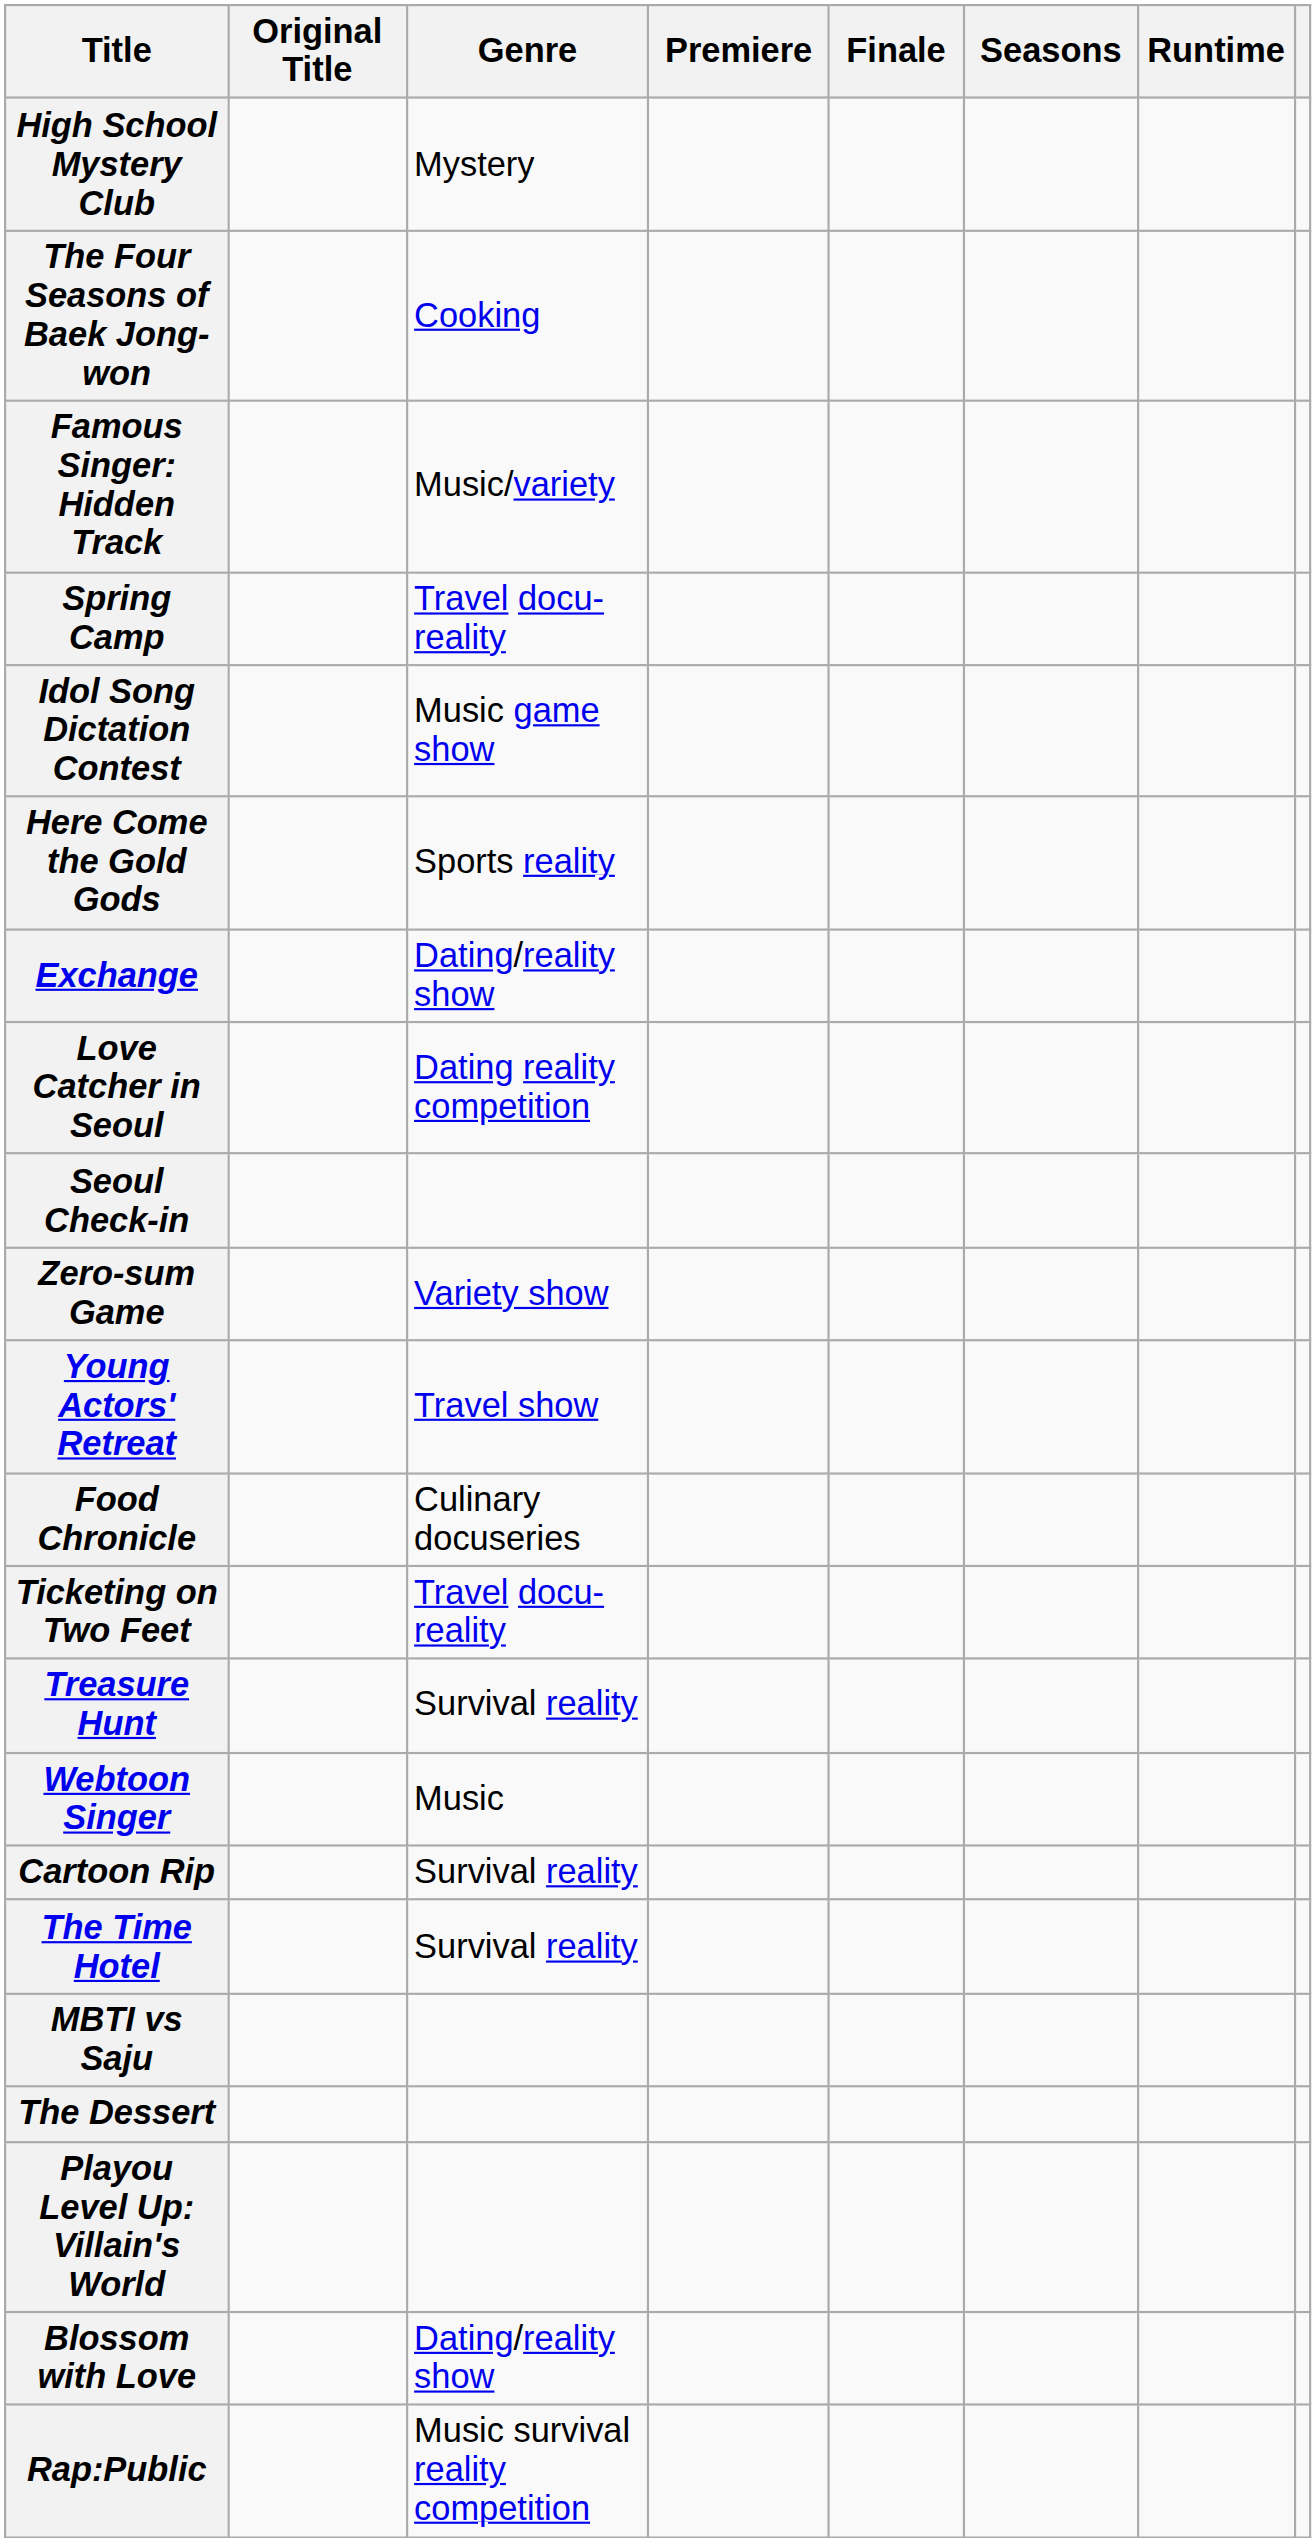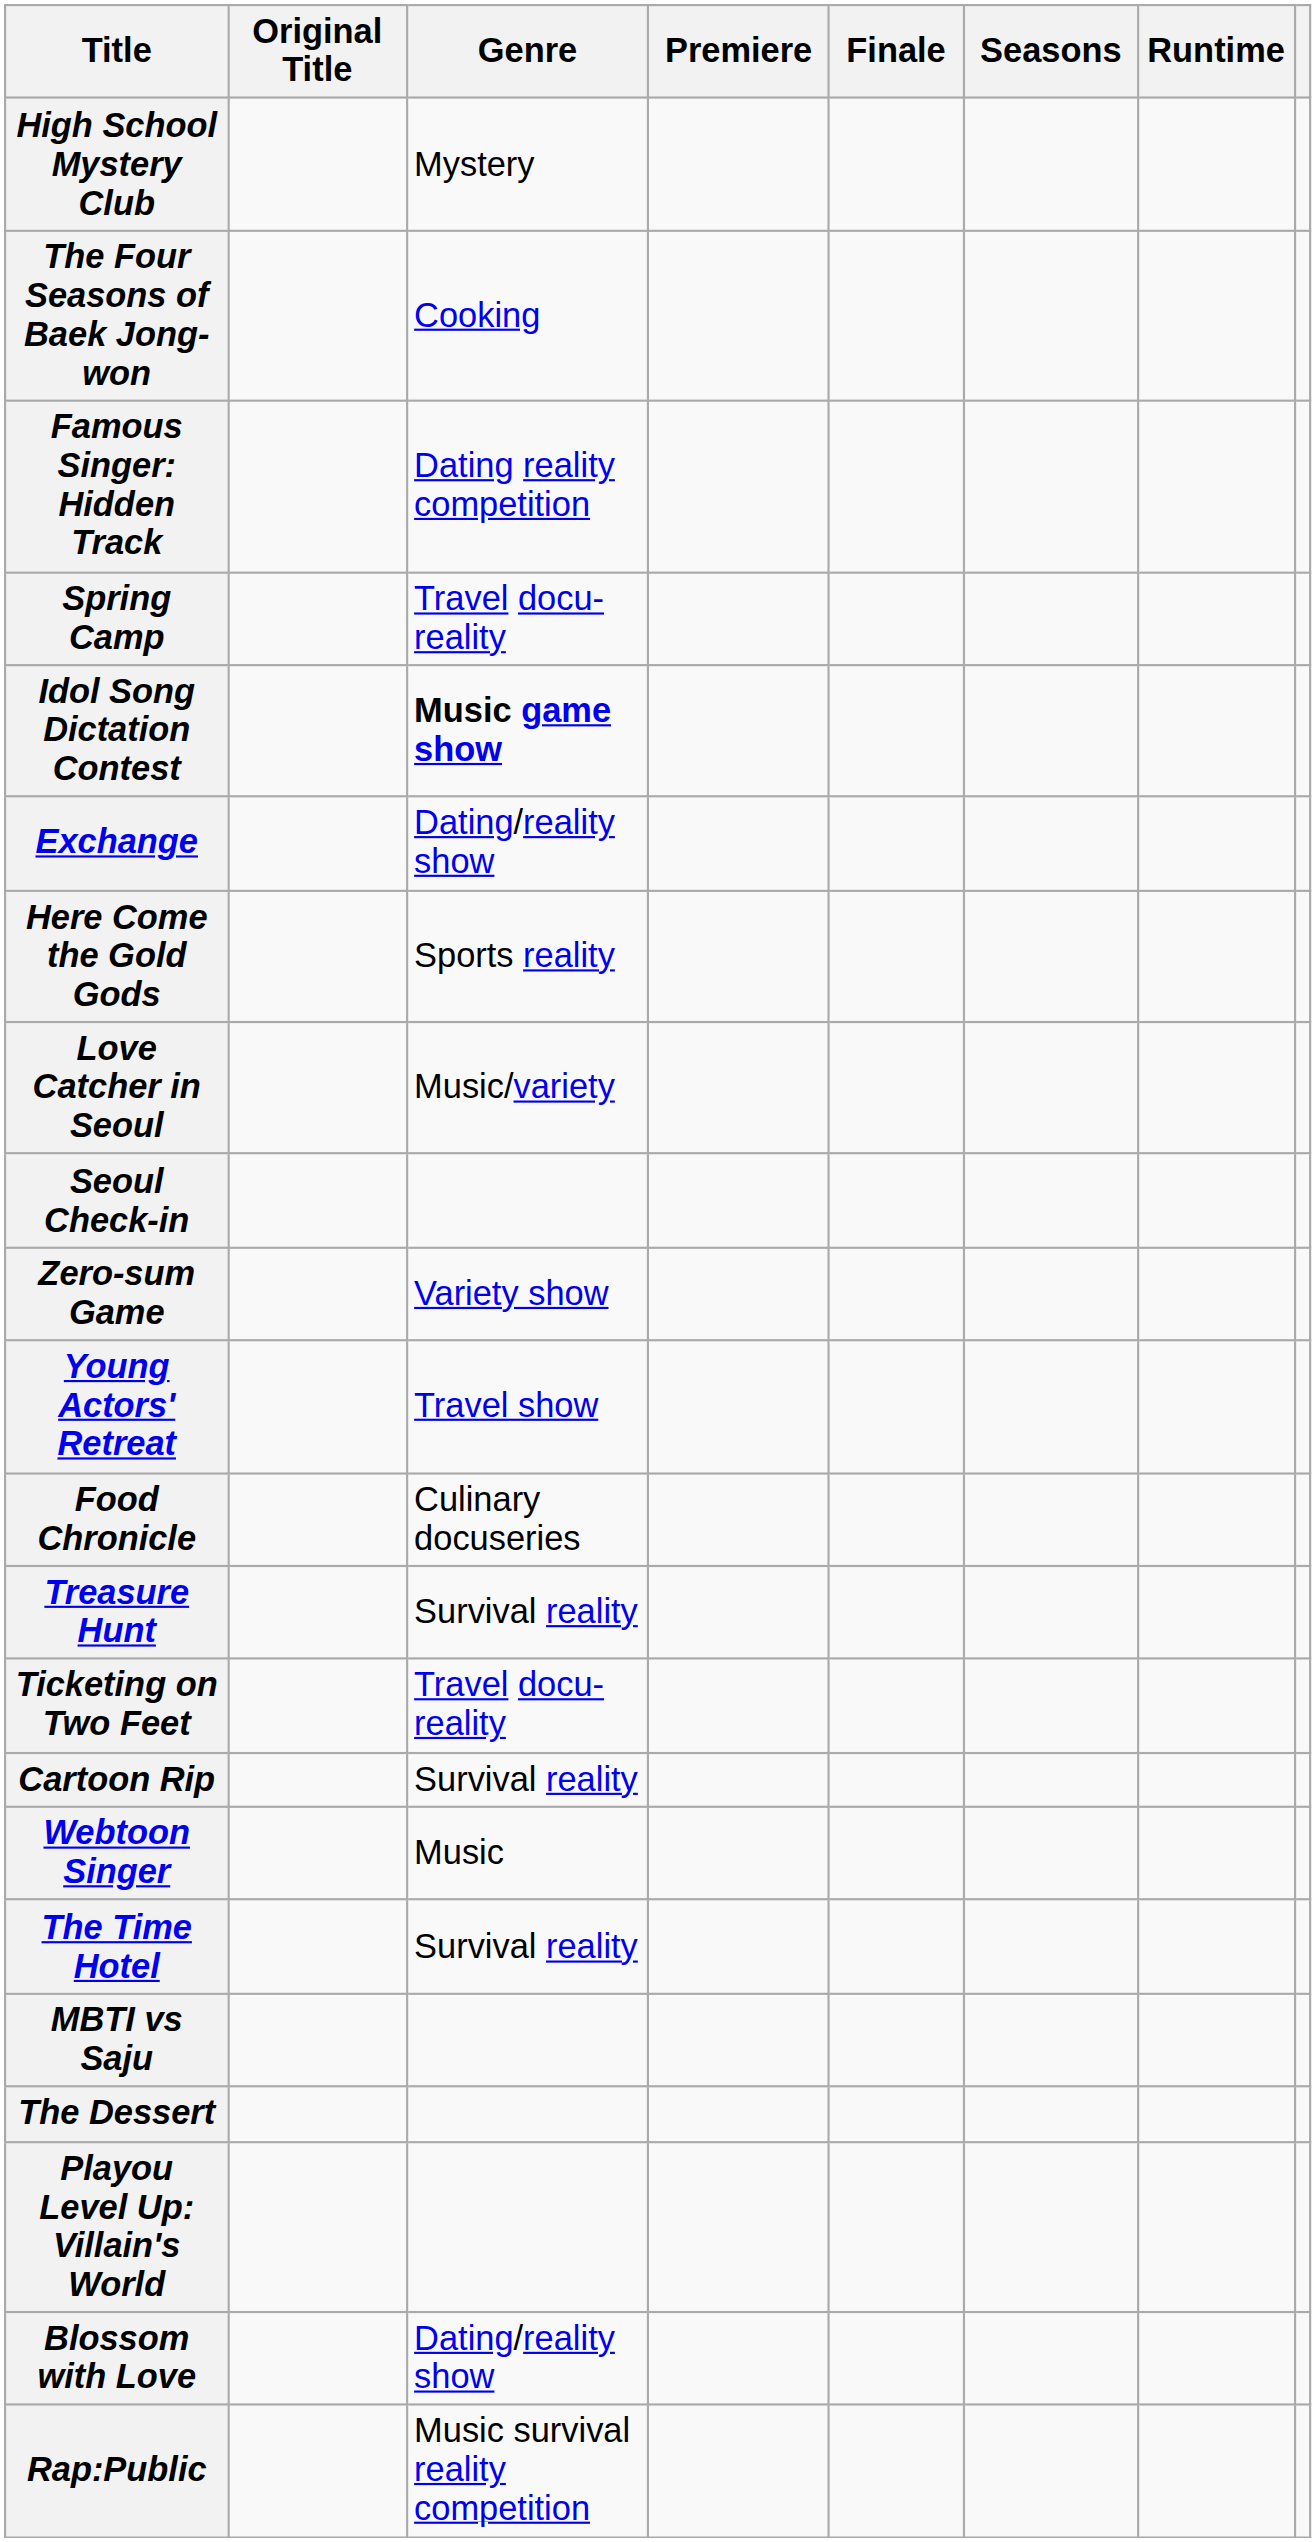(514, 485) Music/variety -> (515, 485) Dating reality competition
(507, 730) normal -> (513, 730) bold
rows swapped: (117, 974) <-> (117, 862)
(515, 1087) Dating reality competition -> (514, 1087) Music/variety
rows swapped: (117, 1705) <-> (117, 1611)
rows swapped: (117, 1872) <-> (117, 1798)
